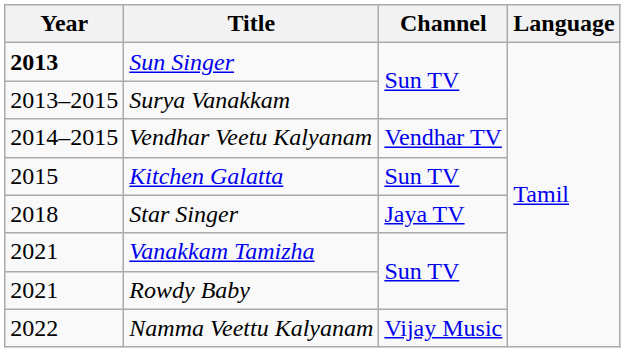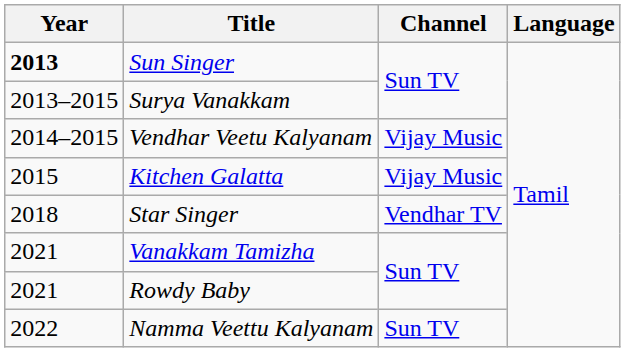(443, 137) Vendhar TV -> (443, 137) Vijay Music
(422, 175) Sun TV -> (443, 175) Vijay Music
(424, 213) Jaya TV -> (443, 213) Vendhar TV
(443, 328) Vijay Music -> (422, 328) Sun TV
